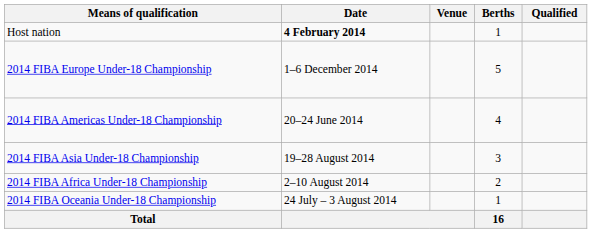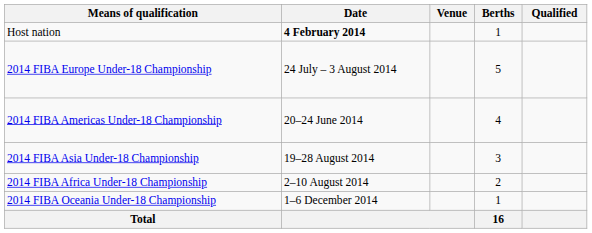(331, 69) 1–6 December 2014 -> (340, 69) 24 July – 3 August 2014
(340, 201) 24 July – 3 August 2014 -> (331, 201) 1–6 December 2014
